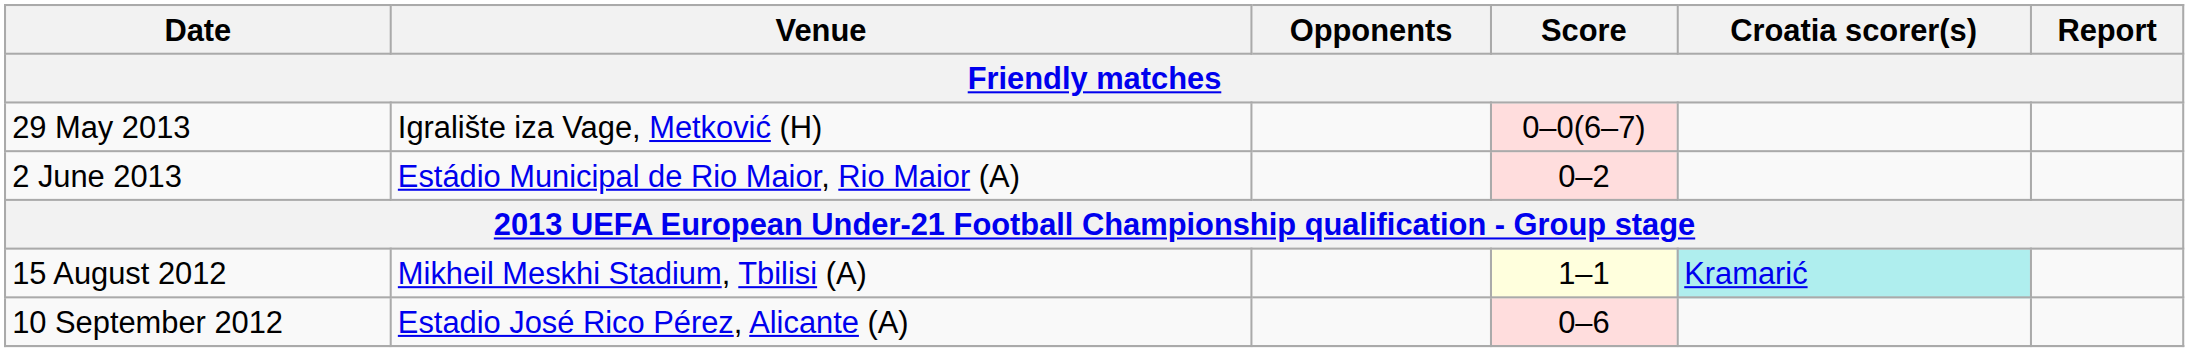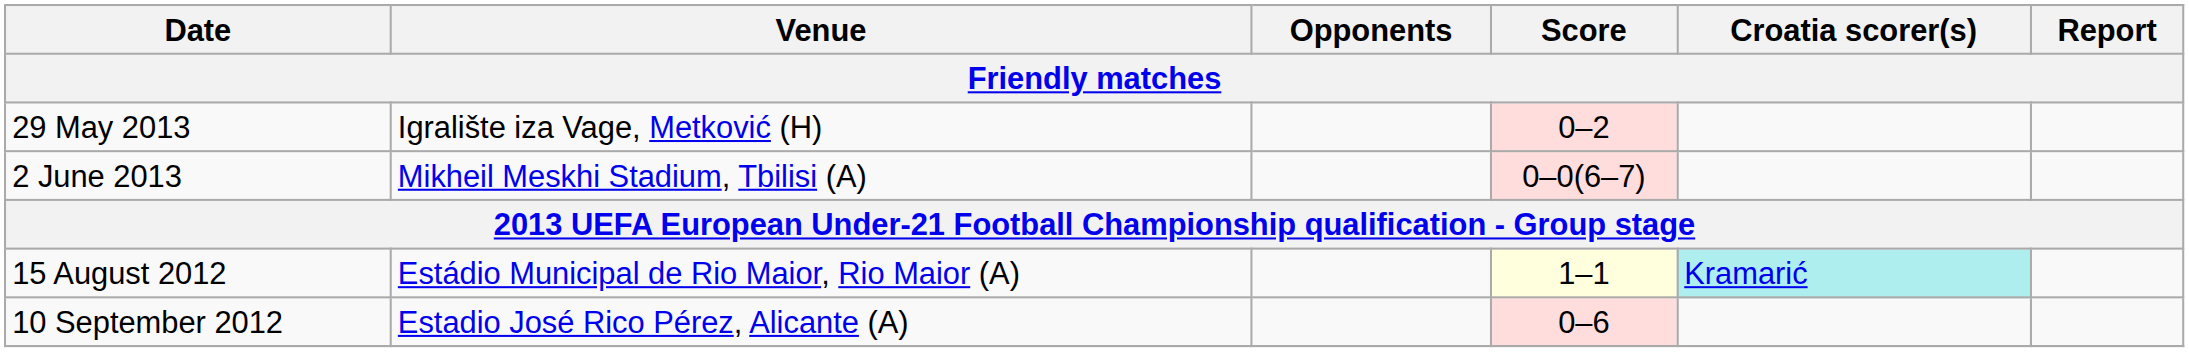(1584, 127) 0–0(6–7) -> (1584, 127) 0–2
(709, 176) Estádio Municipal de Rio Maior, Rio Maior (A) -> (632, 176) Mikheil Meskhi Stadium, Tbilisi (A)
(1584, 176) 0–2 -> (1584, 176) 0–0(6–7)
(632, 274) Mikheil Meskhi Stadium, Tbilisi (A) -> (709, 274) Estádio Municipal de Rio Maior, Rio Maior (A)
